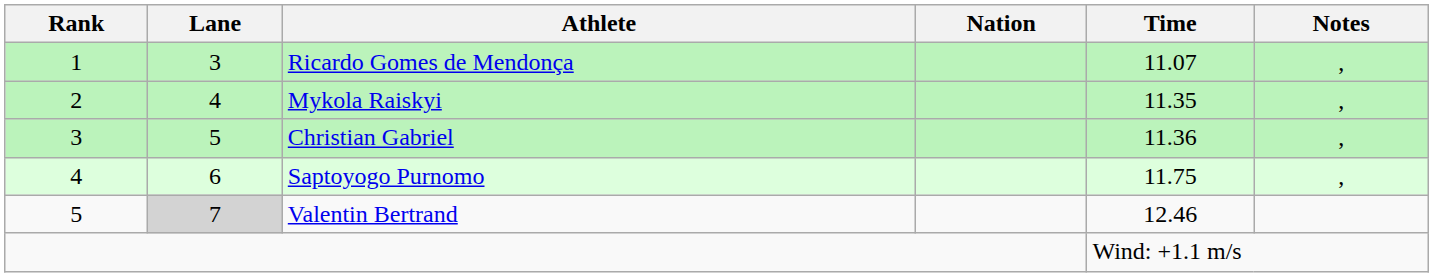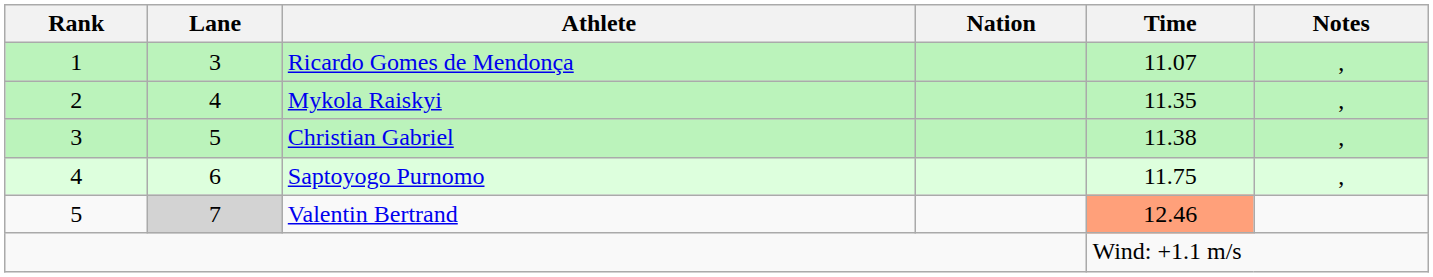(1170, 137) 11.36 -> (1170, 137) 11.38
(1170, 213) no background -> (1170, 213) lightsalmon background
